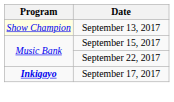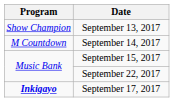(39, 27) lightyellow background -> (39, 27) no background
+ row: (121, 43)
